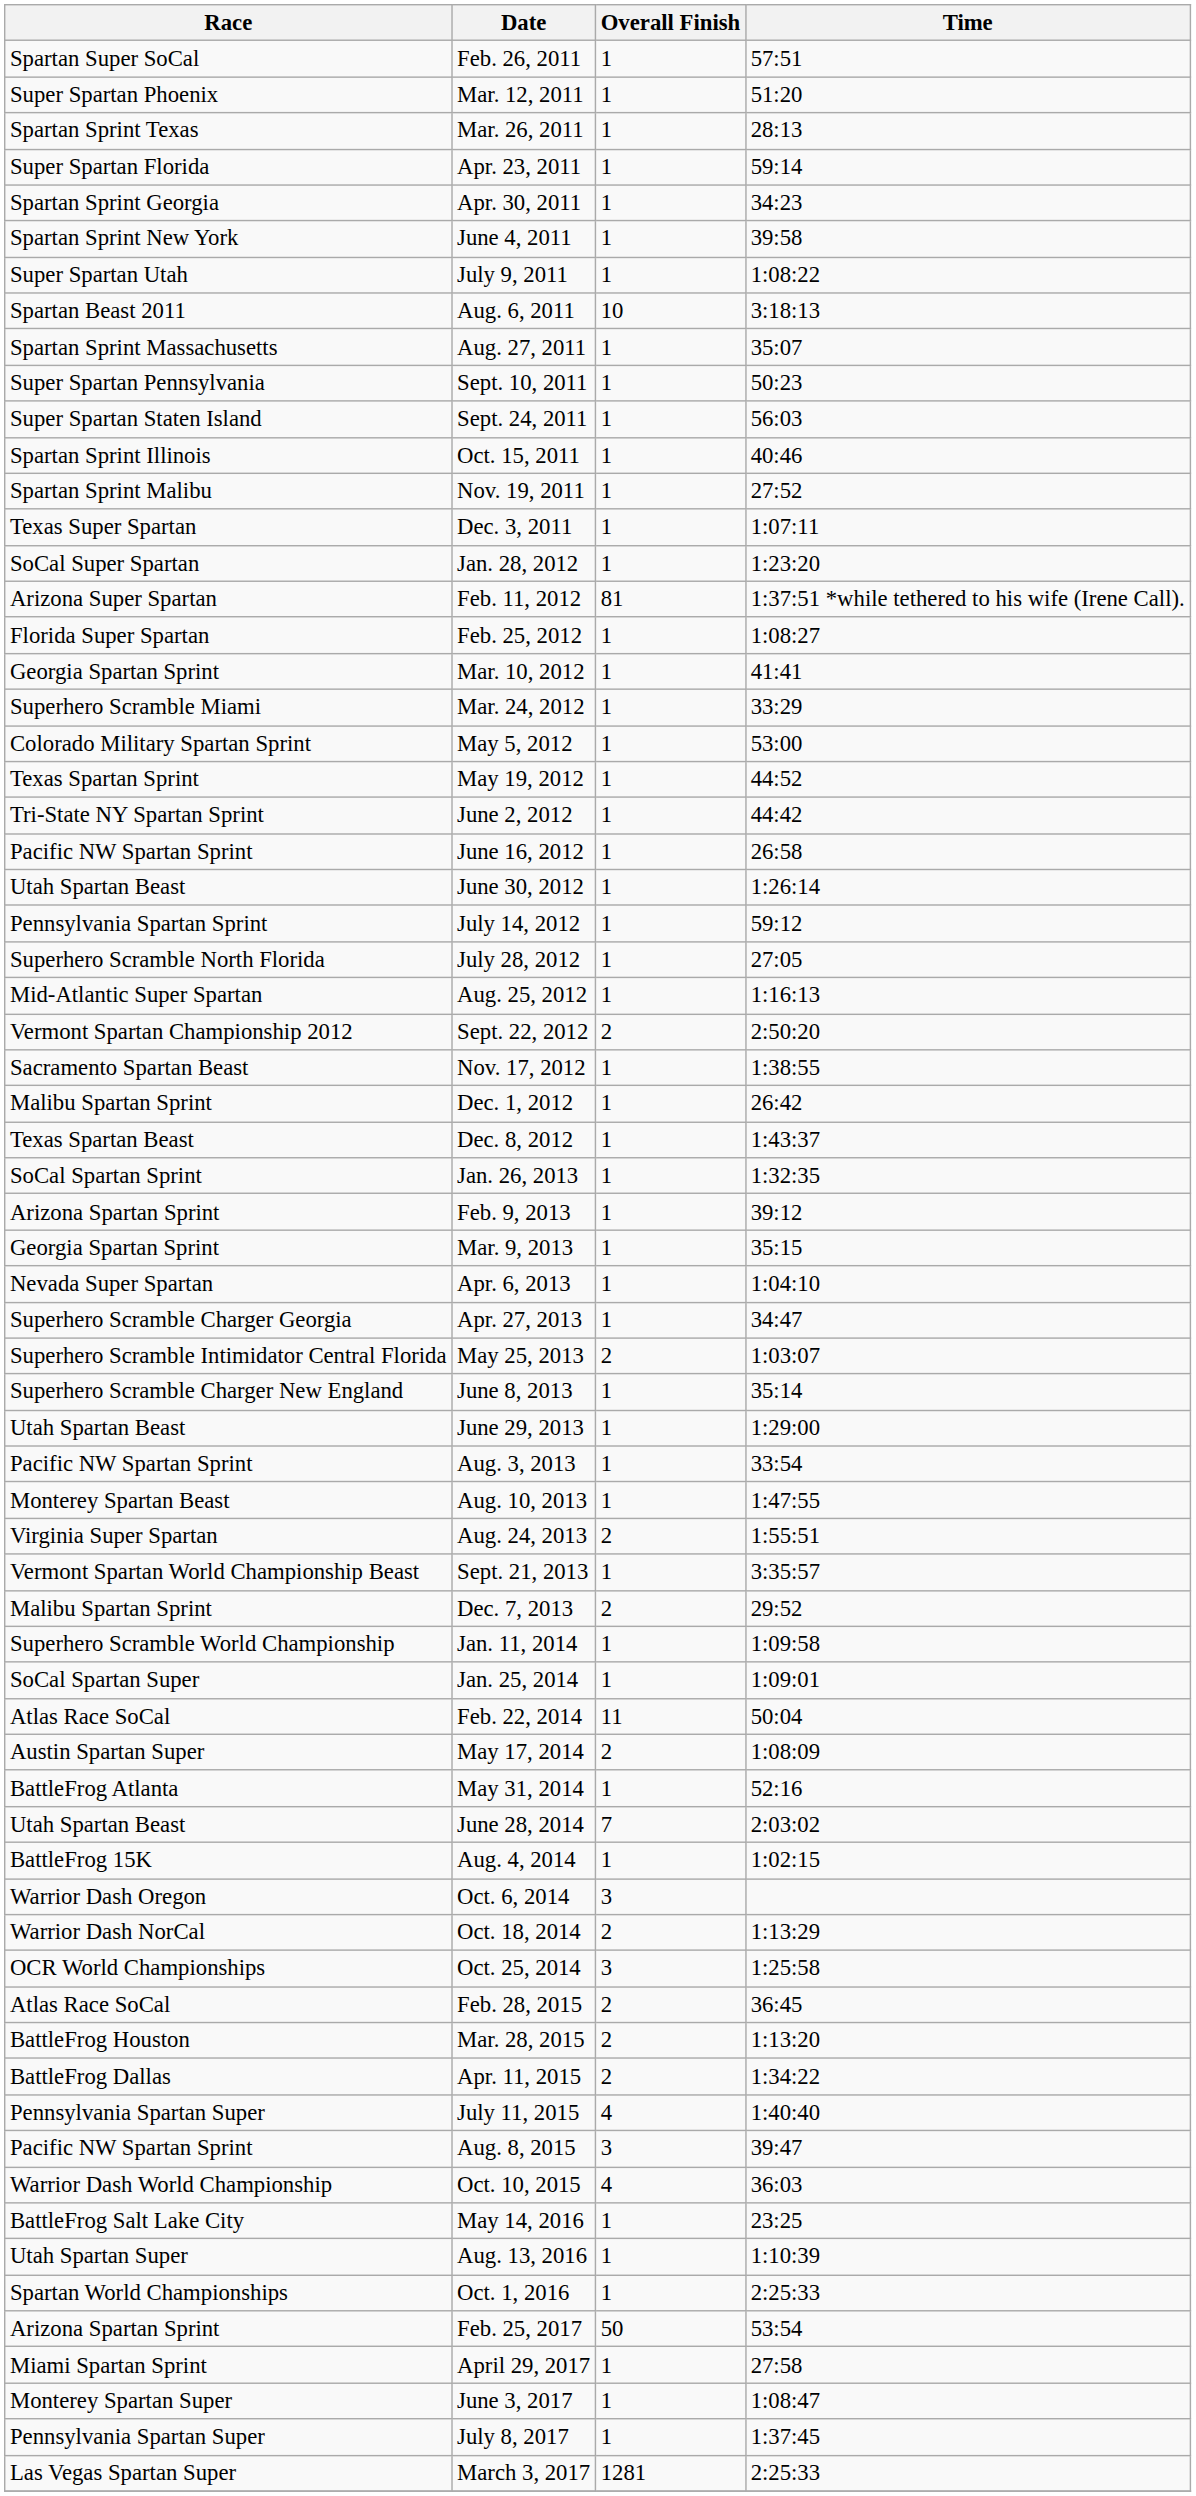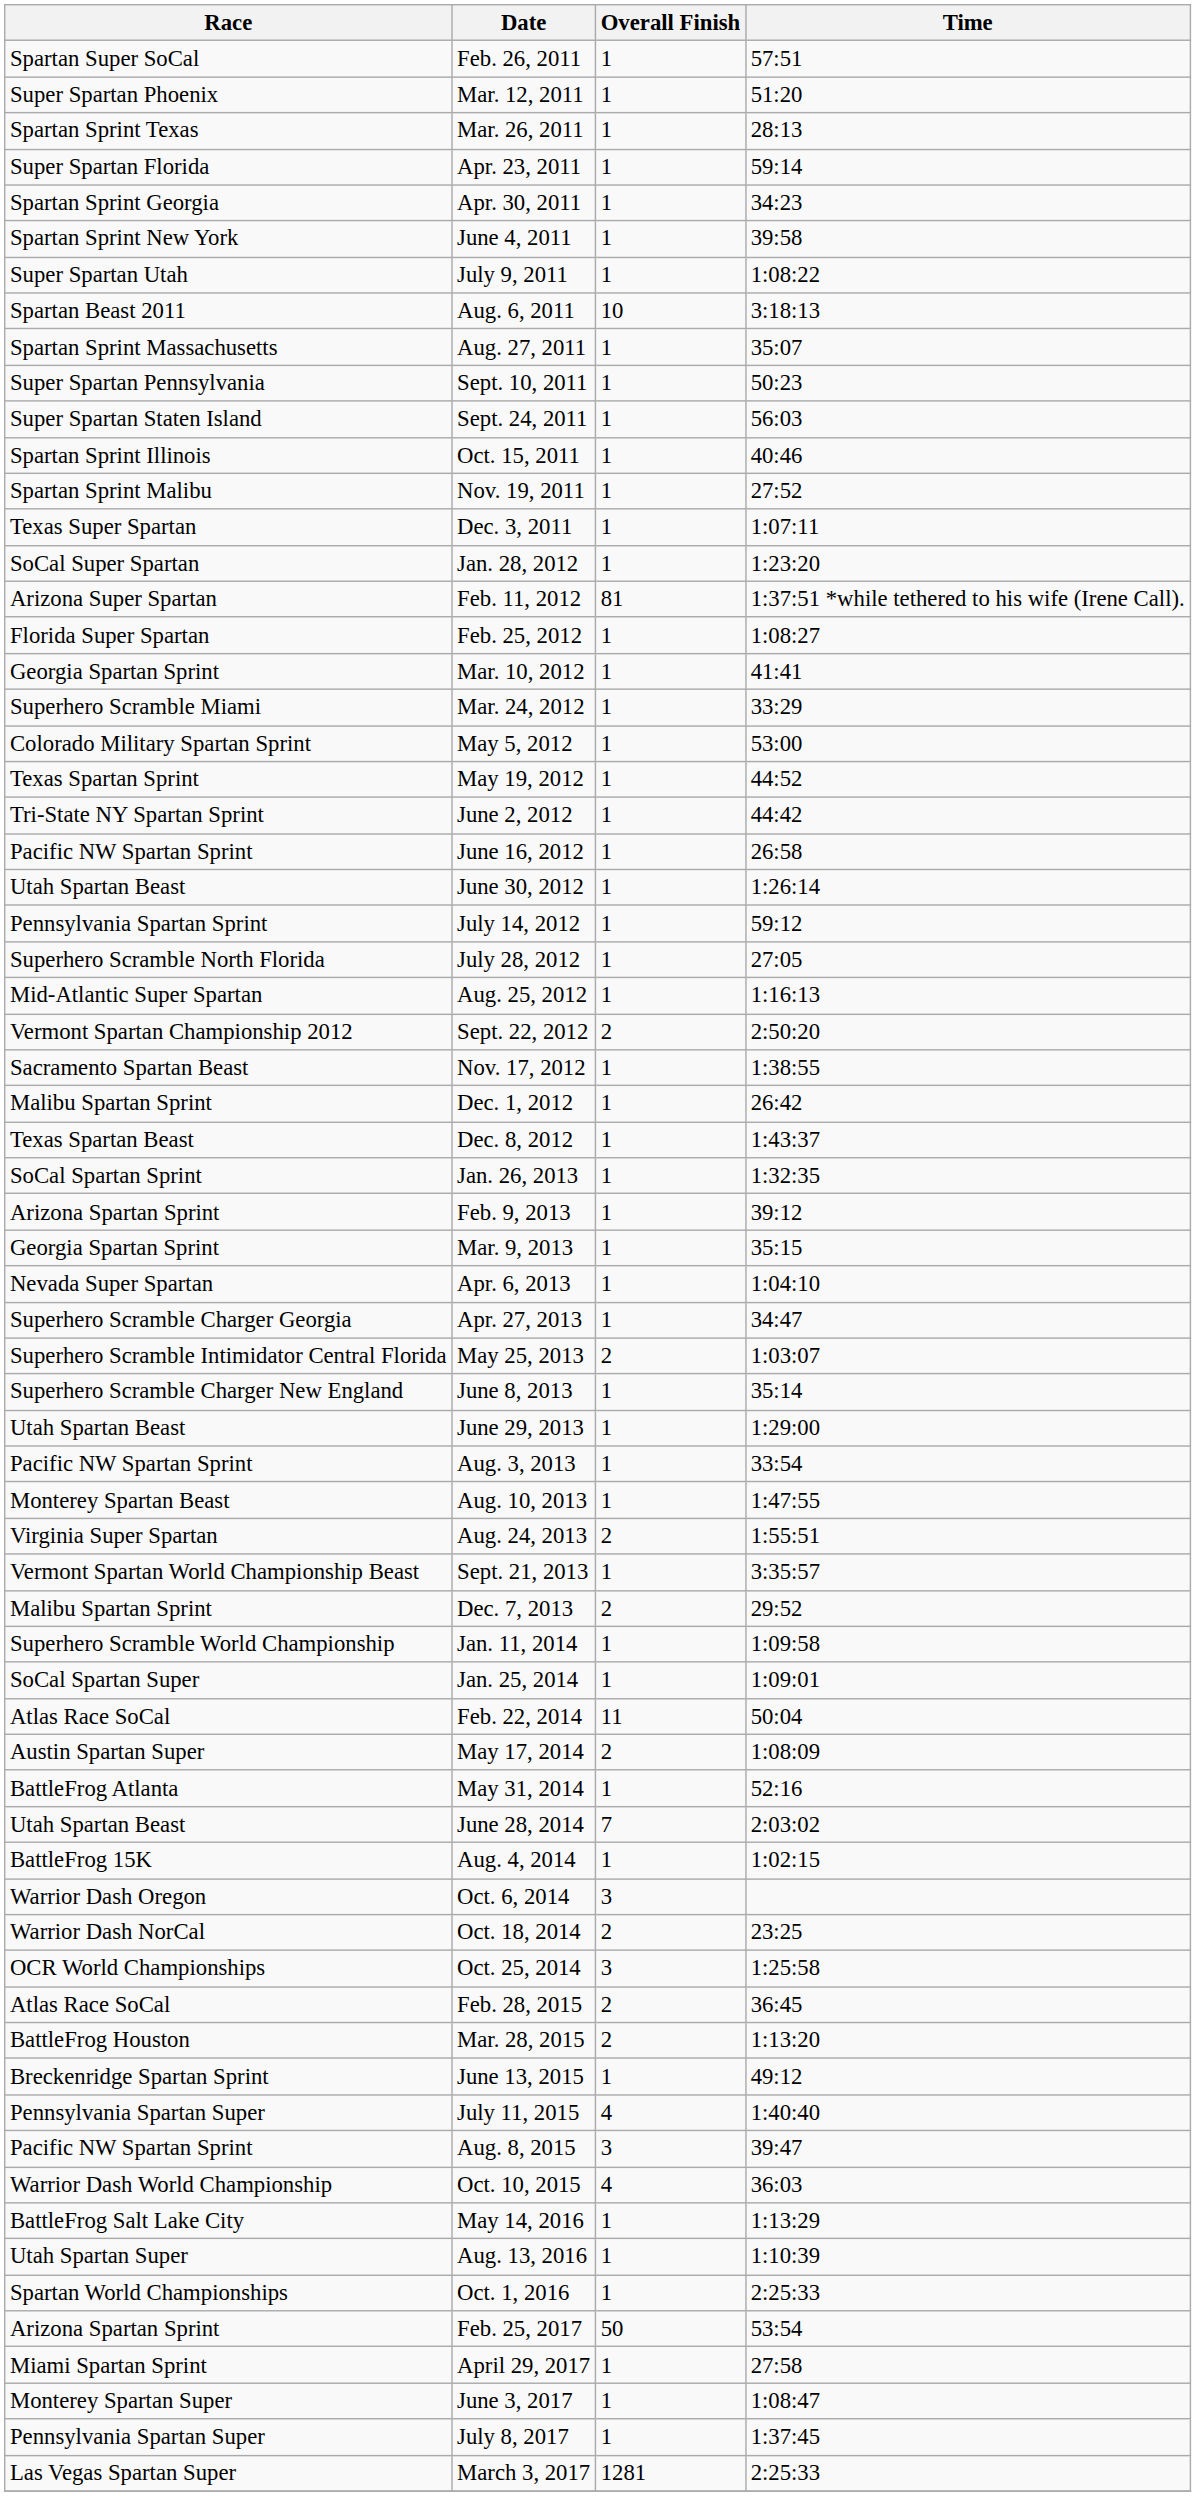(785, 1932) 1:13:29 -> (777, 1932) 23:25
- row: (519, 2076)
+ row: (520, 2076)
(777, 2220) 23:25 -> (785, 2220) 1:13:29
